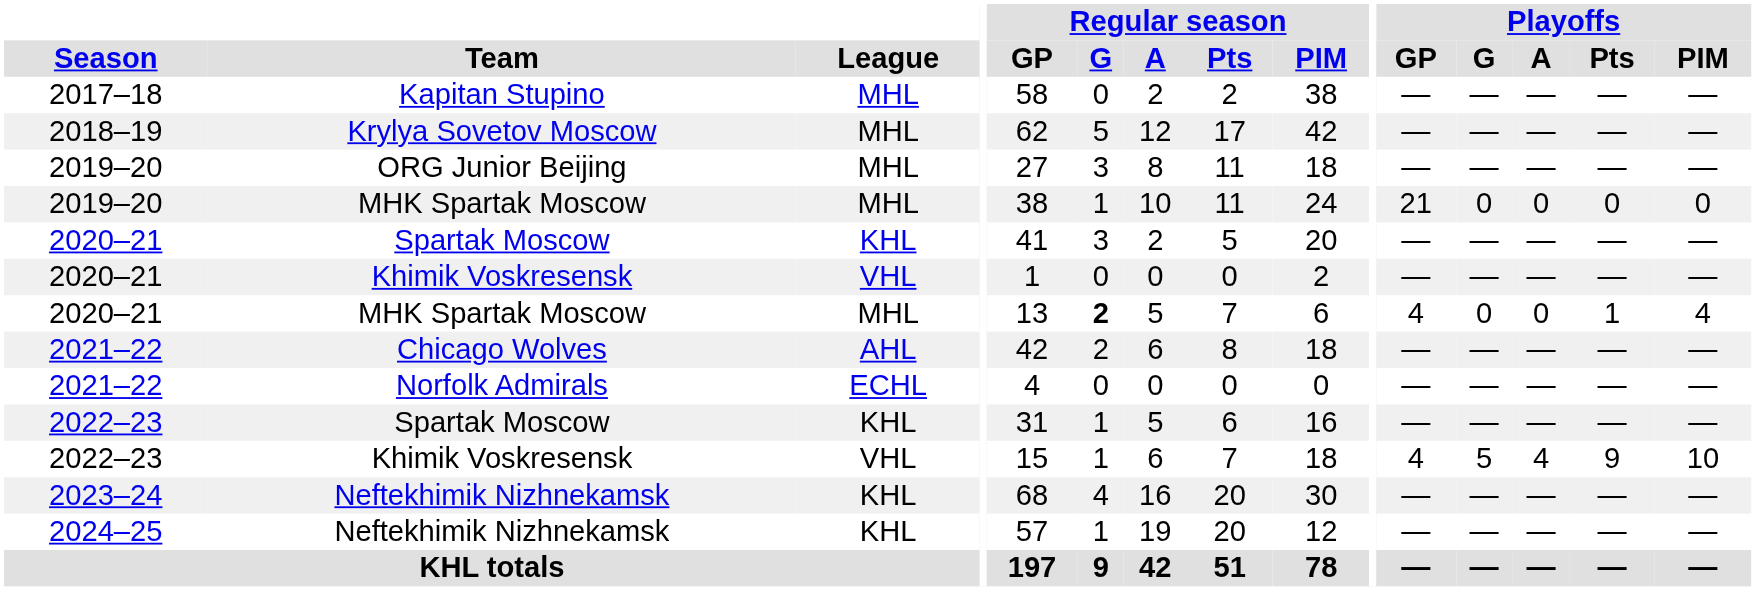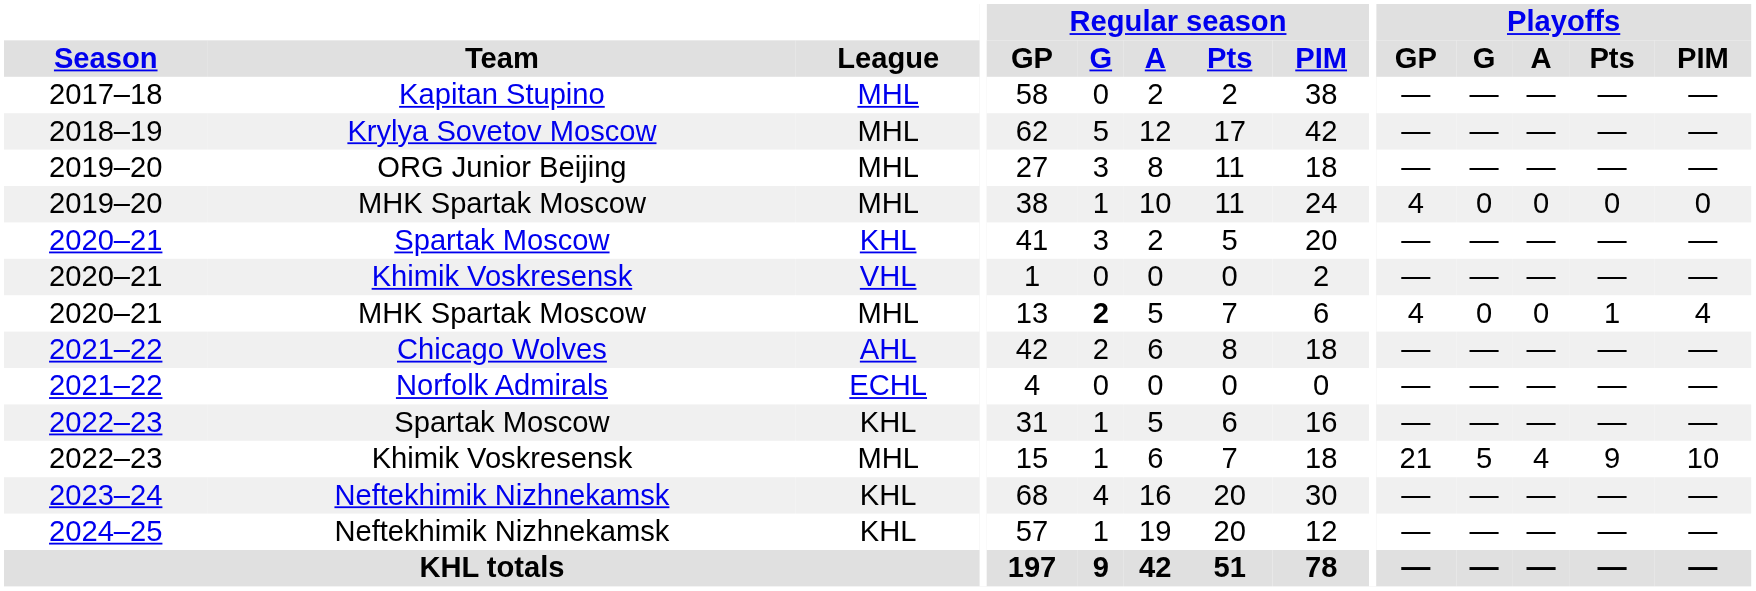(1416, 203) 21 -> (1416, 203) 4
(888, 458) VHL -> (888, 458) MHL
(1416, 458) 4 -> (1416, 458) 21
